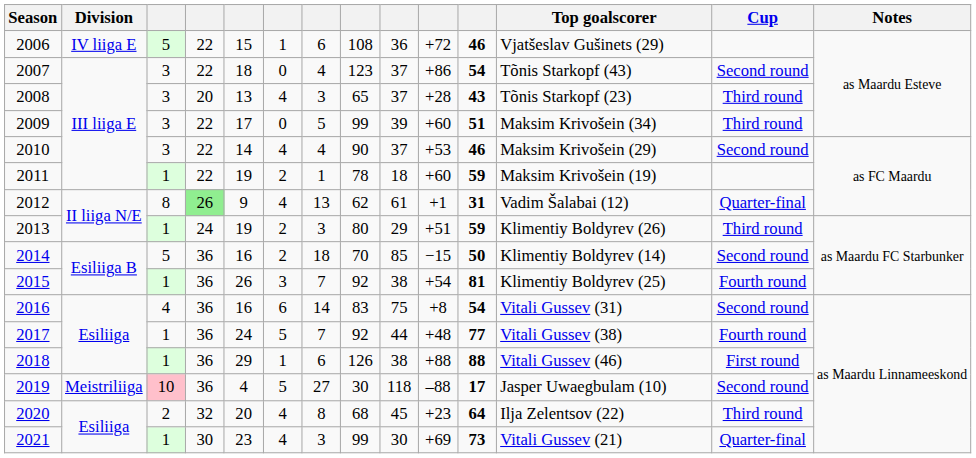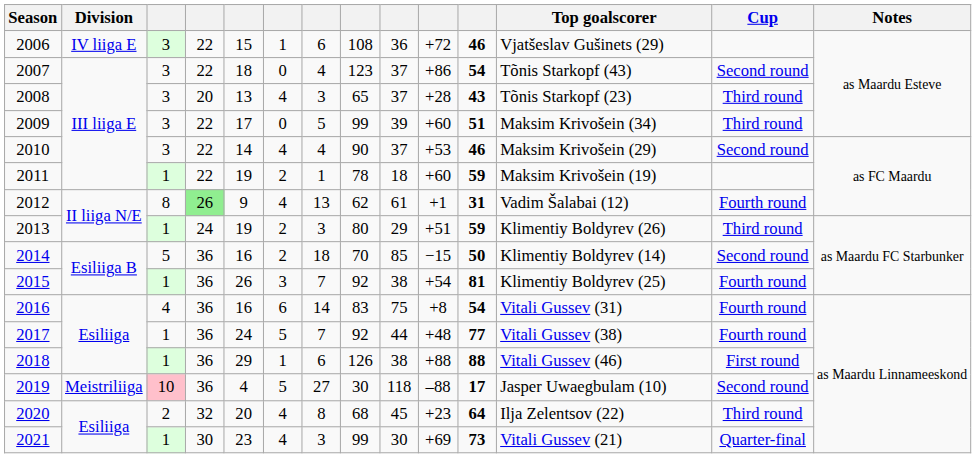(166, 44) 5 -> (166, 44) 3
(763, 202) Quarter-final -> (763, 202) Fourth round
(763, 307) Second round -> (763, 307) Fourth round
